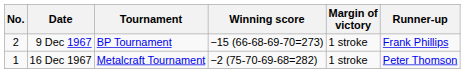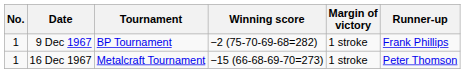(16, 43) 2 -> (16, 43) 1
(267, 43) −15 (66-68-69-70=273) -> (264, 43) −2 (75-70-69-68=282)
(264, 60) −2 (75-70-69-68=282) -> (267, 60) −15 (66-68-69-70=273)
